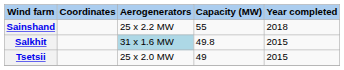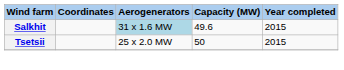- row: (31, 27)
(205, 42) 49.8 -> (203, 27) 49.6
(201, 57) 49 -> (199, 42) 50
